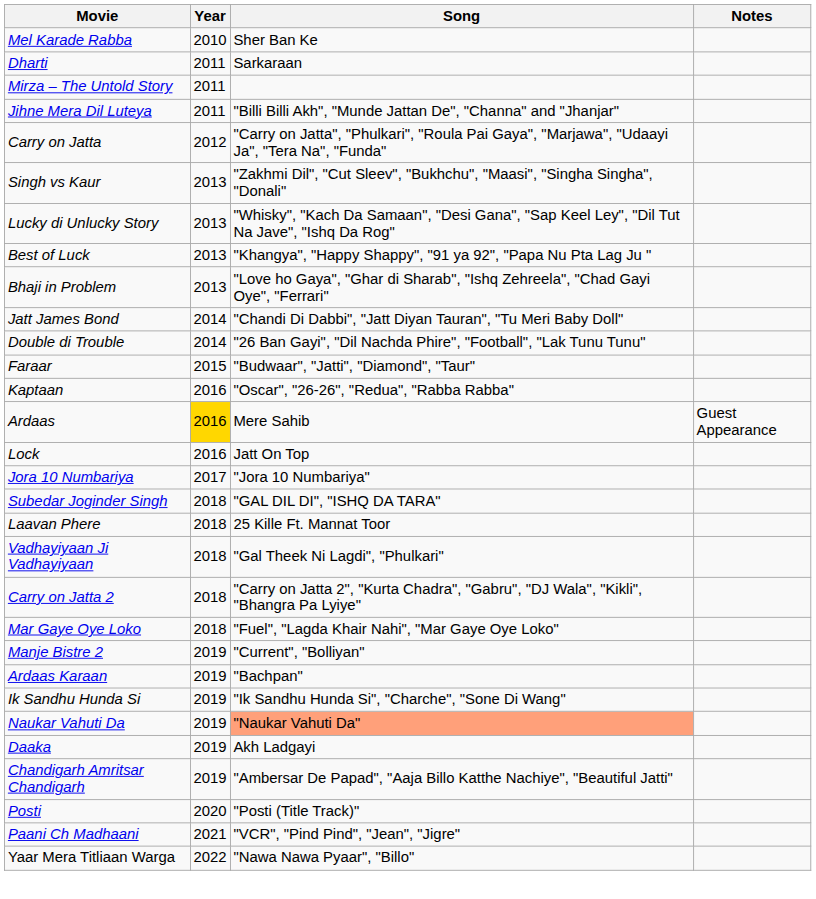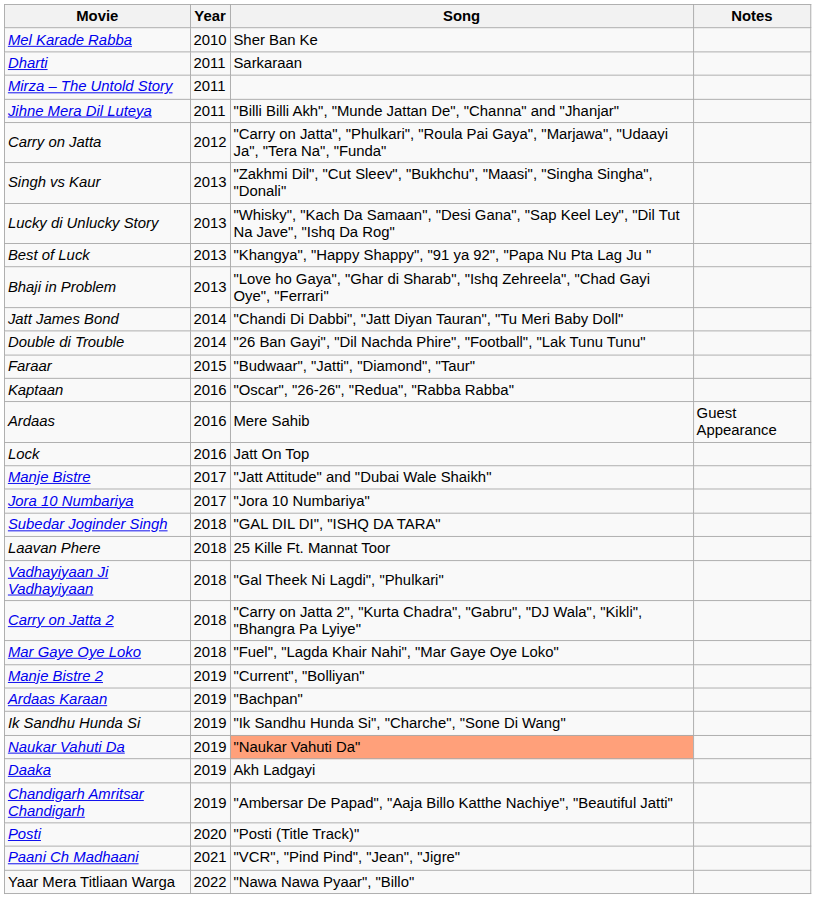(210, 422) gold background -> (210, 422) no background
+ row: (49, 477)
